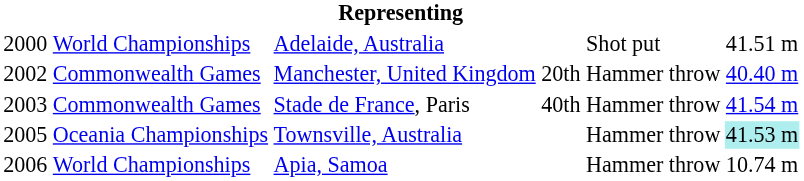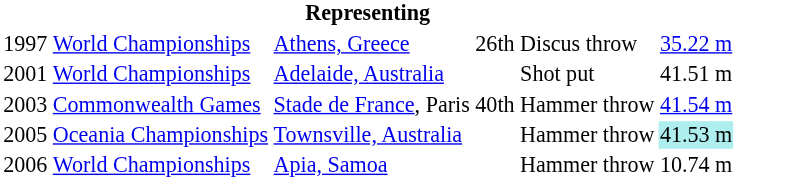+ row: (342, 43)
(25, 43) 2000 -> (25, 74) 2001
- row: (405, 74)
